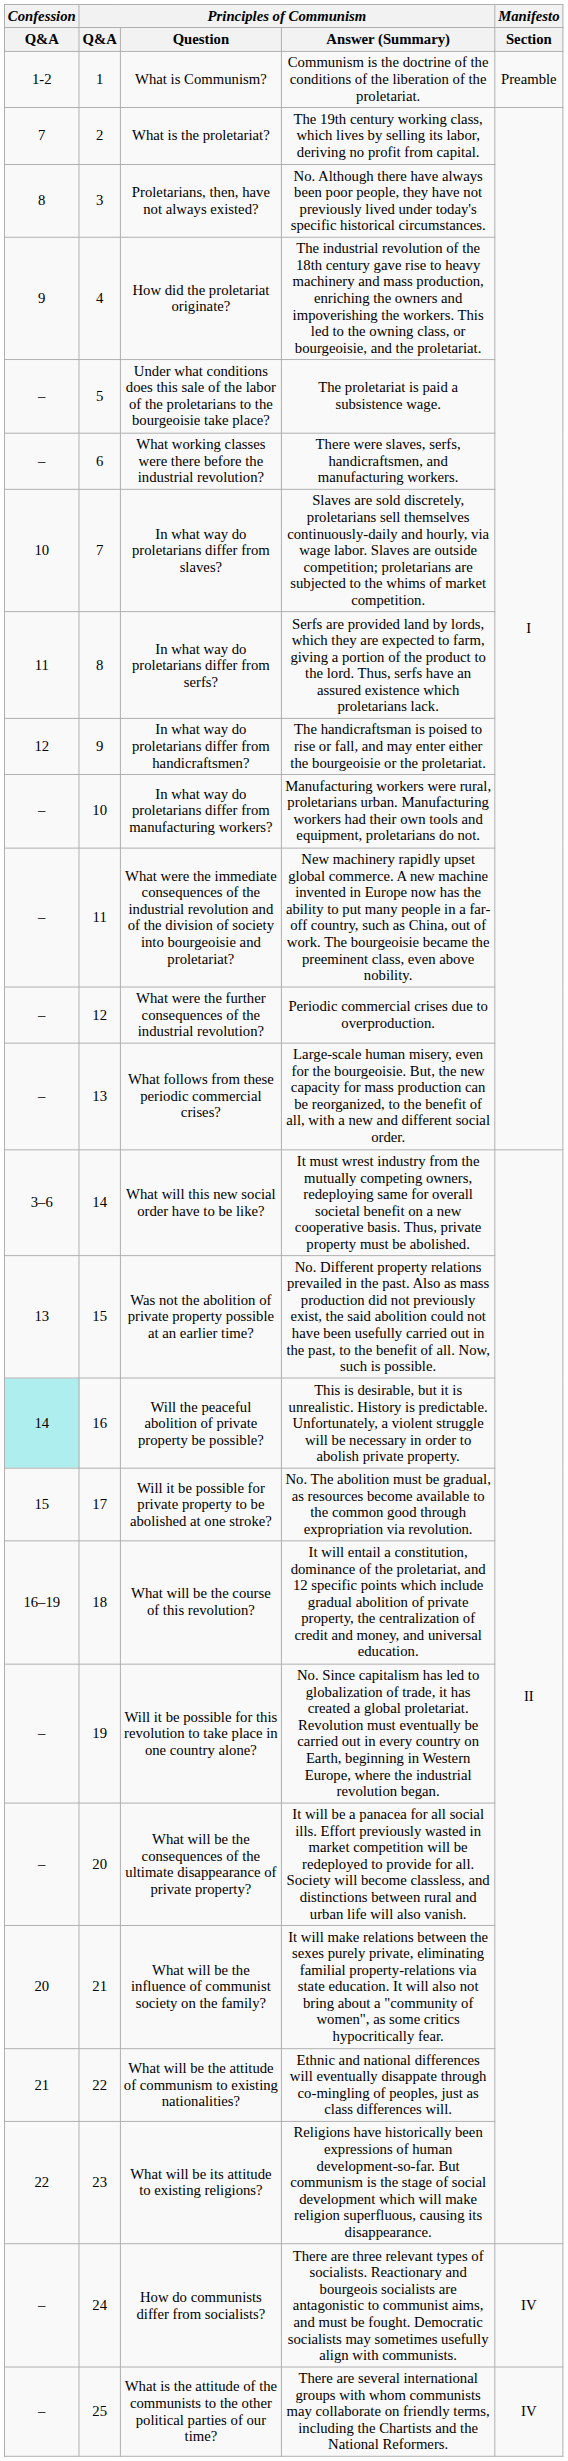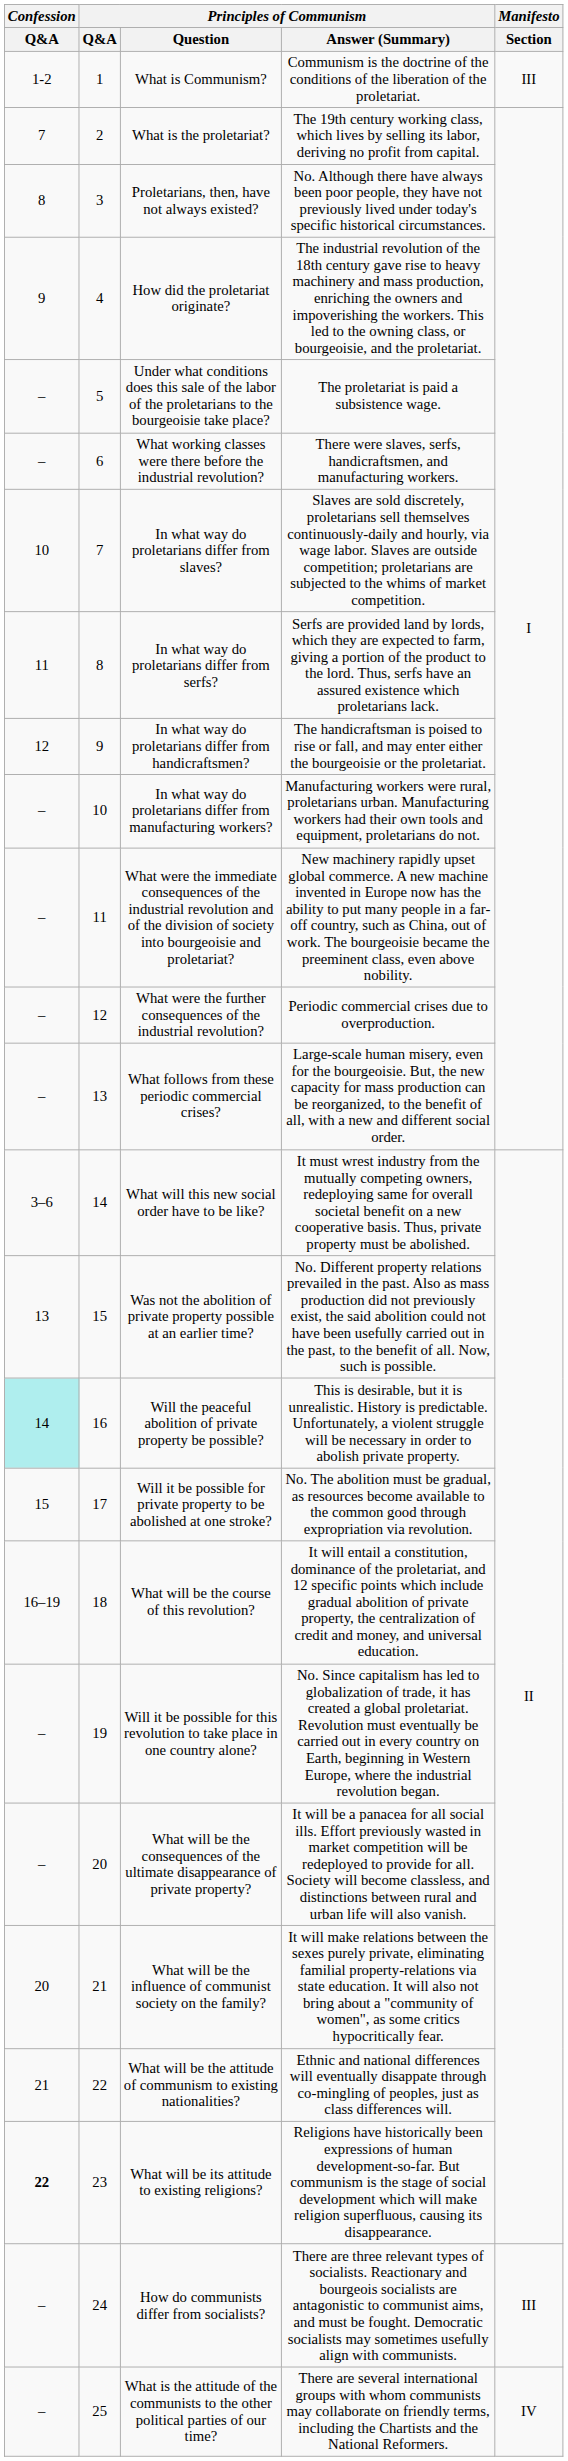(529, 79) Preamble -> (529, 79) III
(42, 2182) normal -> (42, 2182) bold
(529, 2305) IV -> (529, 2305) III
